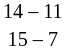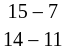rows swapped: (33, 12) <-> (33, 39)
